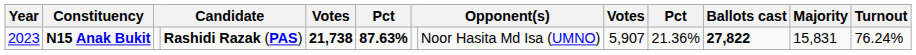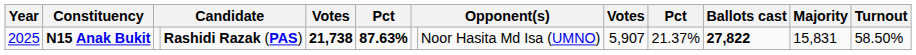(24, 38) 2023 -> (24, 38) 2025
(676, 38) 21.36% -> (676, 38) 21.37%
(879, 38) 76.24% -> (879, 38) 58.50%
